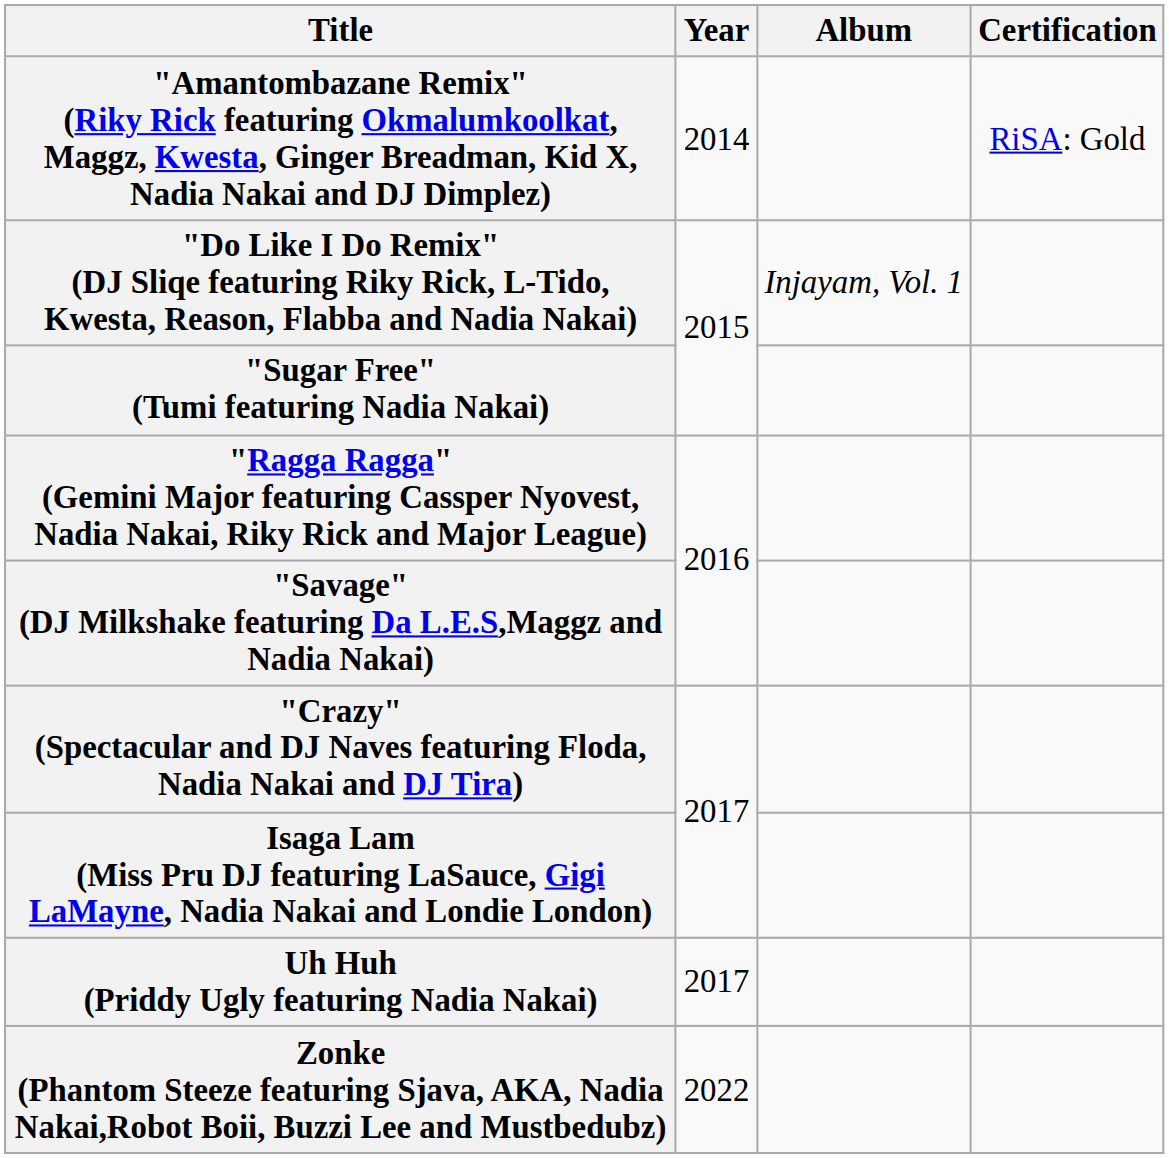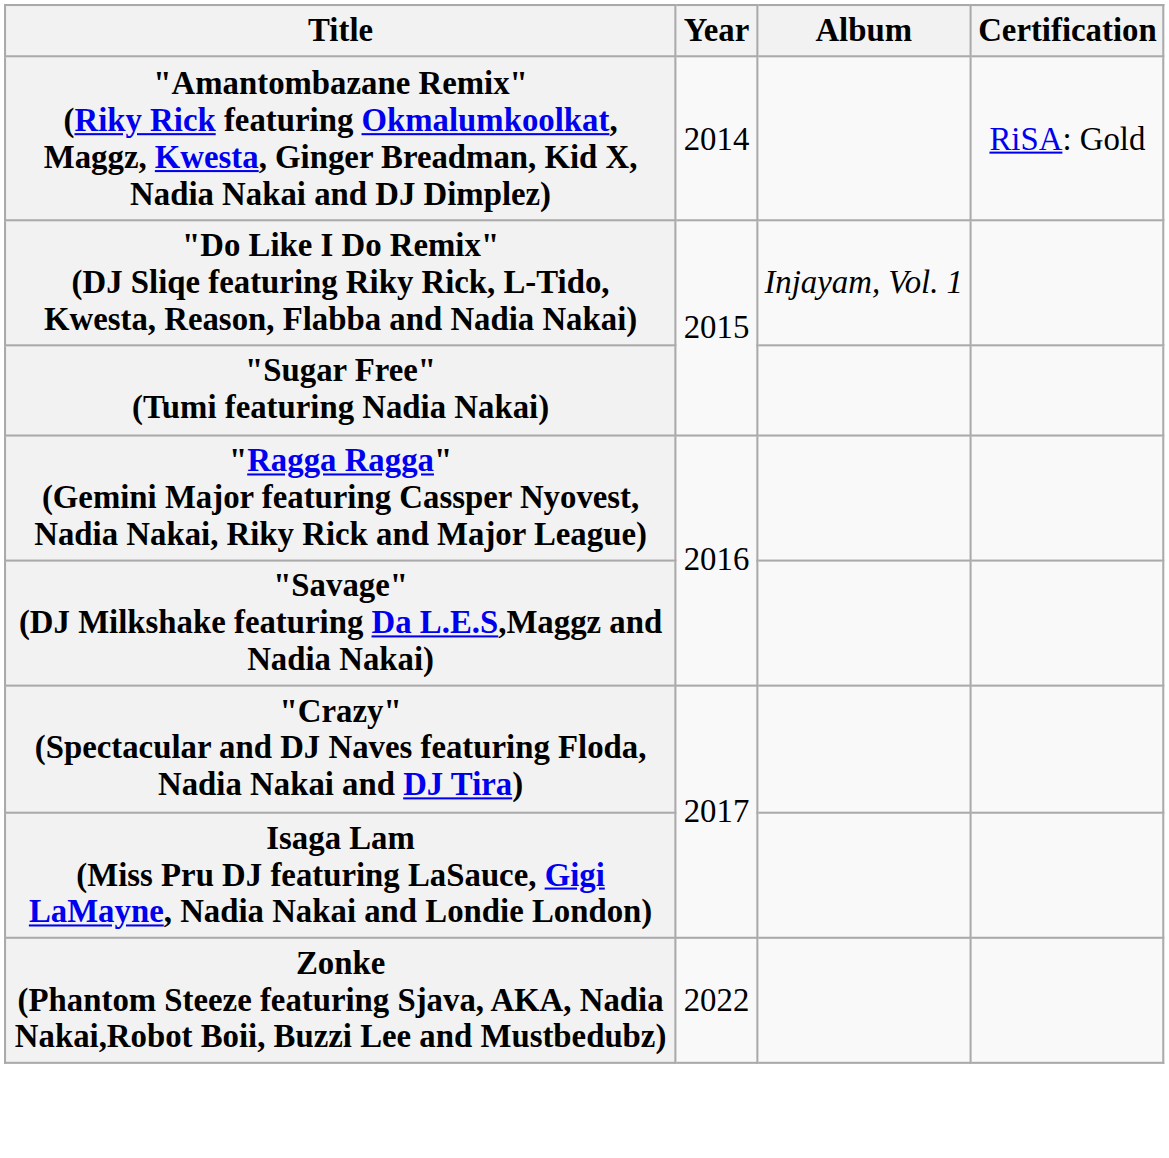- row: (341, 981)
